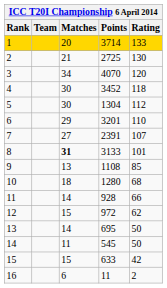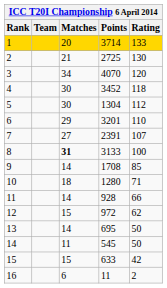(139, 151) 101 -> (139, 151) 100
(66, 167) 13 -> (66, 167) 14
(111, 167) 1108 -> (111, 167) 1708
(136, 182) 68 -> (136, 182) 71
